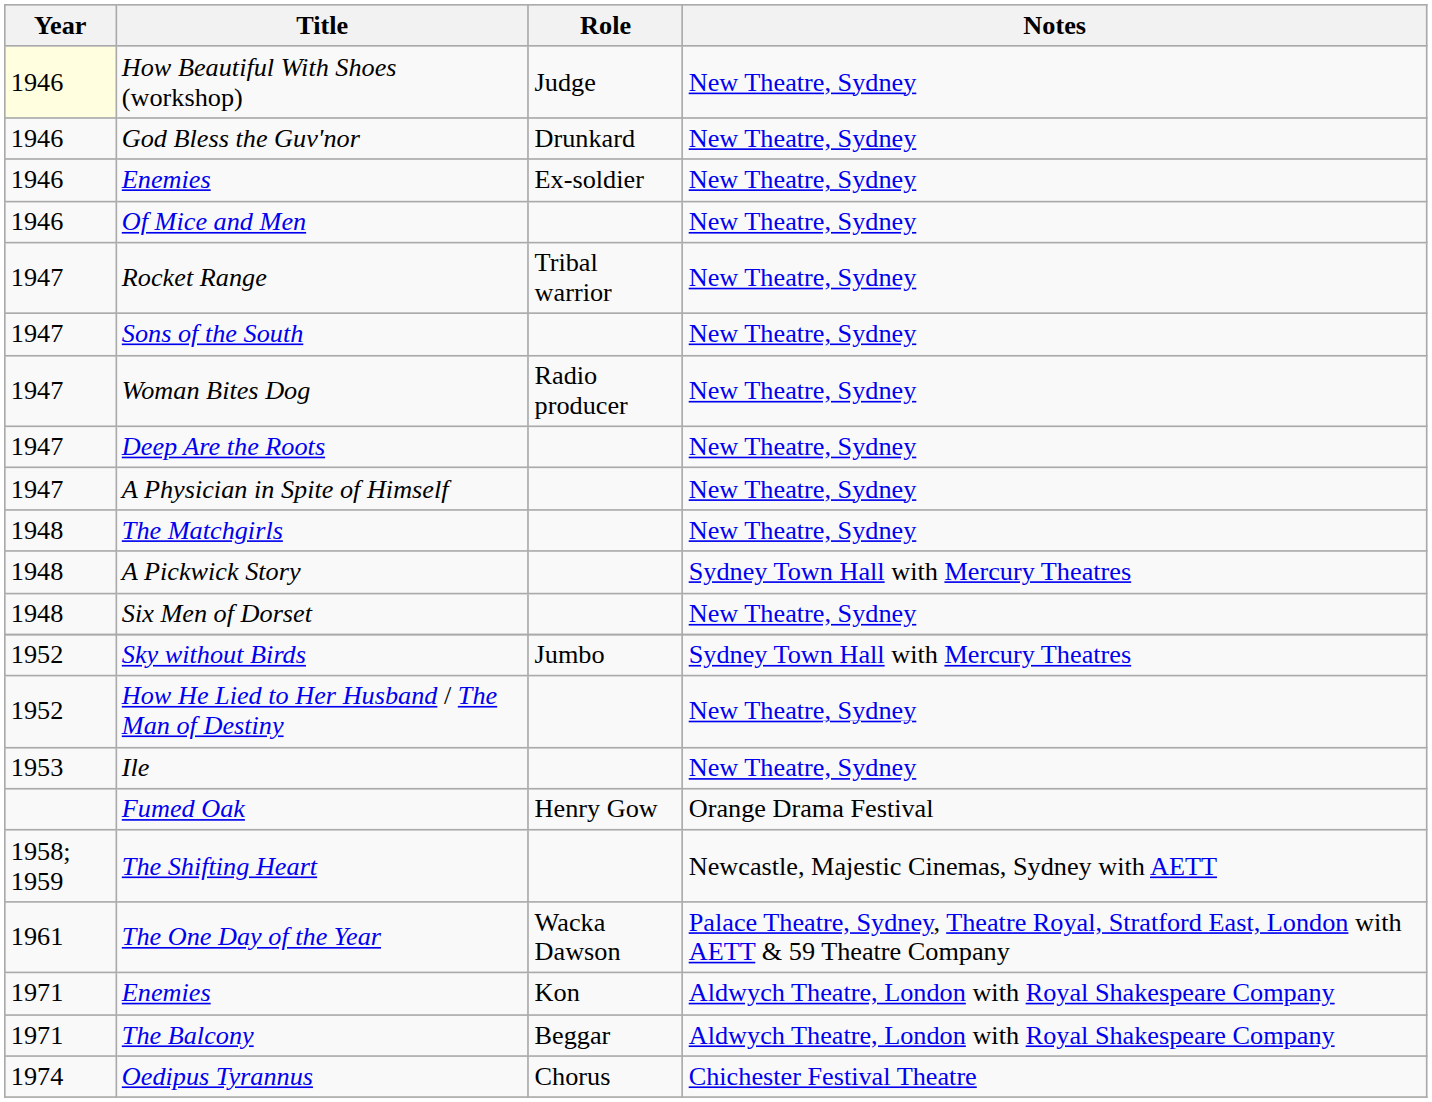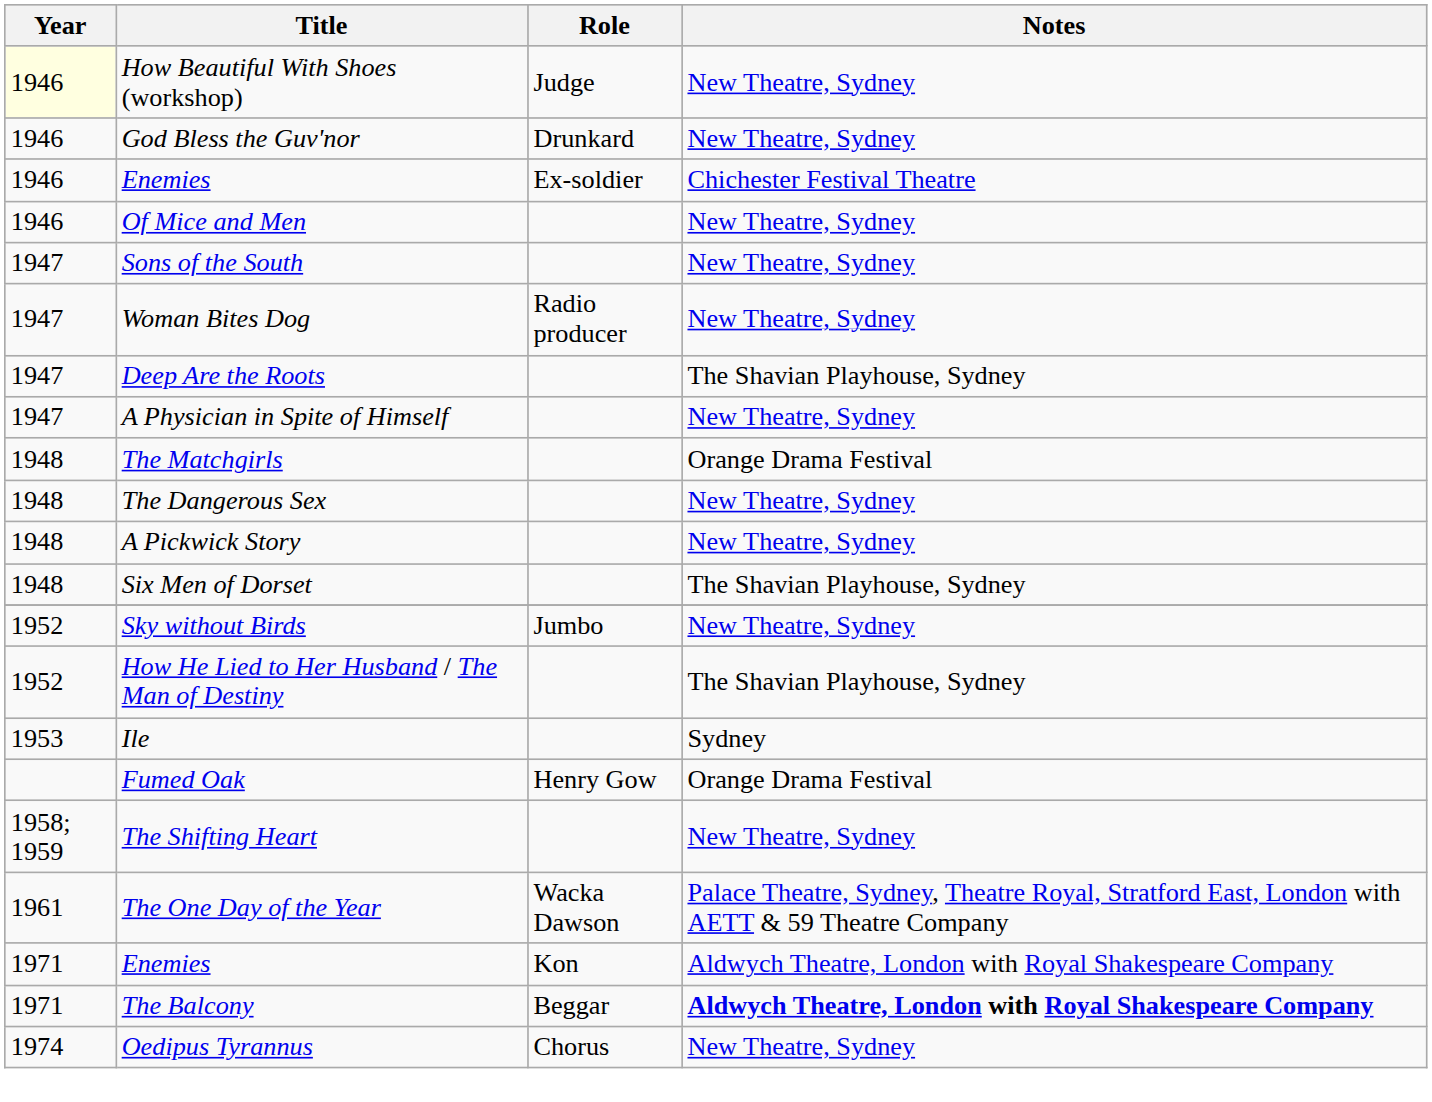(803, 179) New Theatre, Sydney -> (832, 179) Chichester Festival Theatre
- row: (194, 277)
(803, 446) New Theatre, Sydney -> (857, 375) The Shavian Playhouse, Sydney
(803, 530) New Theatre, Sydney -> (810, 458) Orange Drama Festival
+ row: (224, 500)
(910, 571) Sydney Town Hall with Mercury Theatres -> (801, 542) New Theatre, Sydney
(803, 613) New Theatre, Sydney -> (857, 583) The Shavian Playhouse, Sydney
(910, 654) Sydney Town Hall with Mercury Theatres -> (801, 625) New Theatre, Sydney
(803, 711) New Theatre, Sydney -> (857, 681) The Shavian Playhouse, Sydney
(803, 767) New Theatre, Sydney -> (727, 738) Sydney
(953, 865) Newcastle, Majestic Cinemas, Sydney with AETT -> (801, 836) New Theatre, Sydney
(1012, 1034) normal -> (1030, 1005) bold
(833, 1076) Chichester Festival Theatre -> (801, 1046) New Theatre, Sydney
